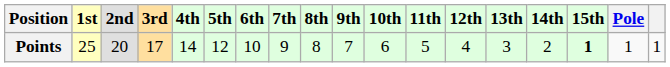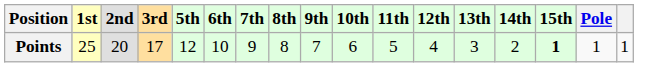- column: (188, 18)
